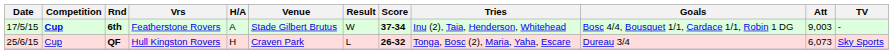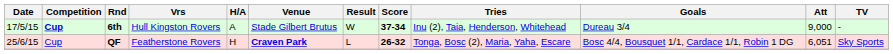(176, 26) Featherstone Rovers -> (176, 26) Hull Kingston Rovers
(688, 26) Bosc 4/4, Bousquet 1/1, Cardace 1/1, Robin 1 DG -> (606, 26) Dureau 3/4
(820, 26) 9,003 -> (820, 26) 9,000
(176, 41) Hull Kingston Rovers -> (176, 41) Featherstone Rovers
(278, 41) normal -> (279, 41) bold
(606, 41) Dureau 3/4 -> (688, 41) Bosc 4/4, Bousquet 1/1, Cardace 1/1, Robin 1 DG
(820, 41) 6,073 -> (820, 41) 6,051
